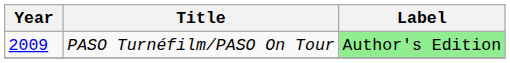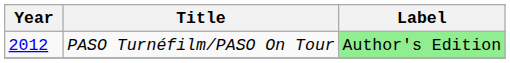(28, 45) 2009 -> (28, 45) 2012
